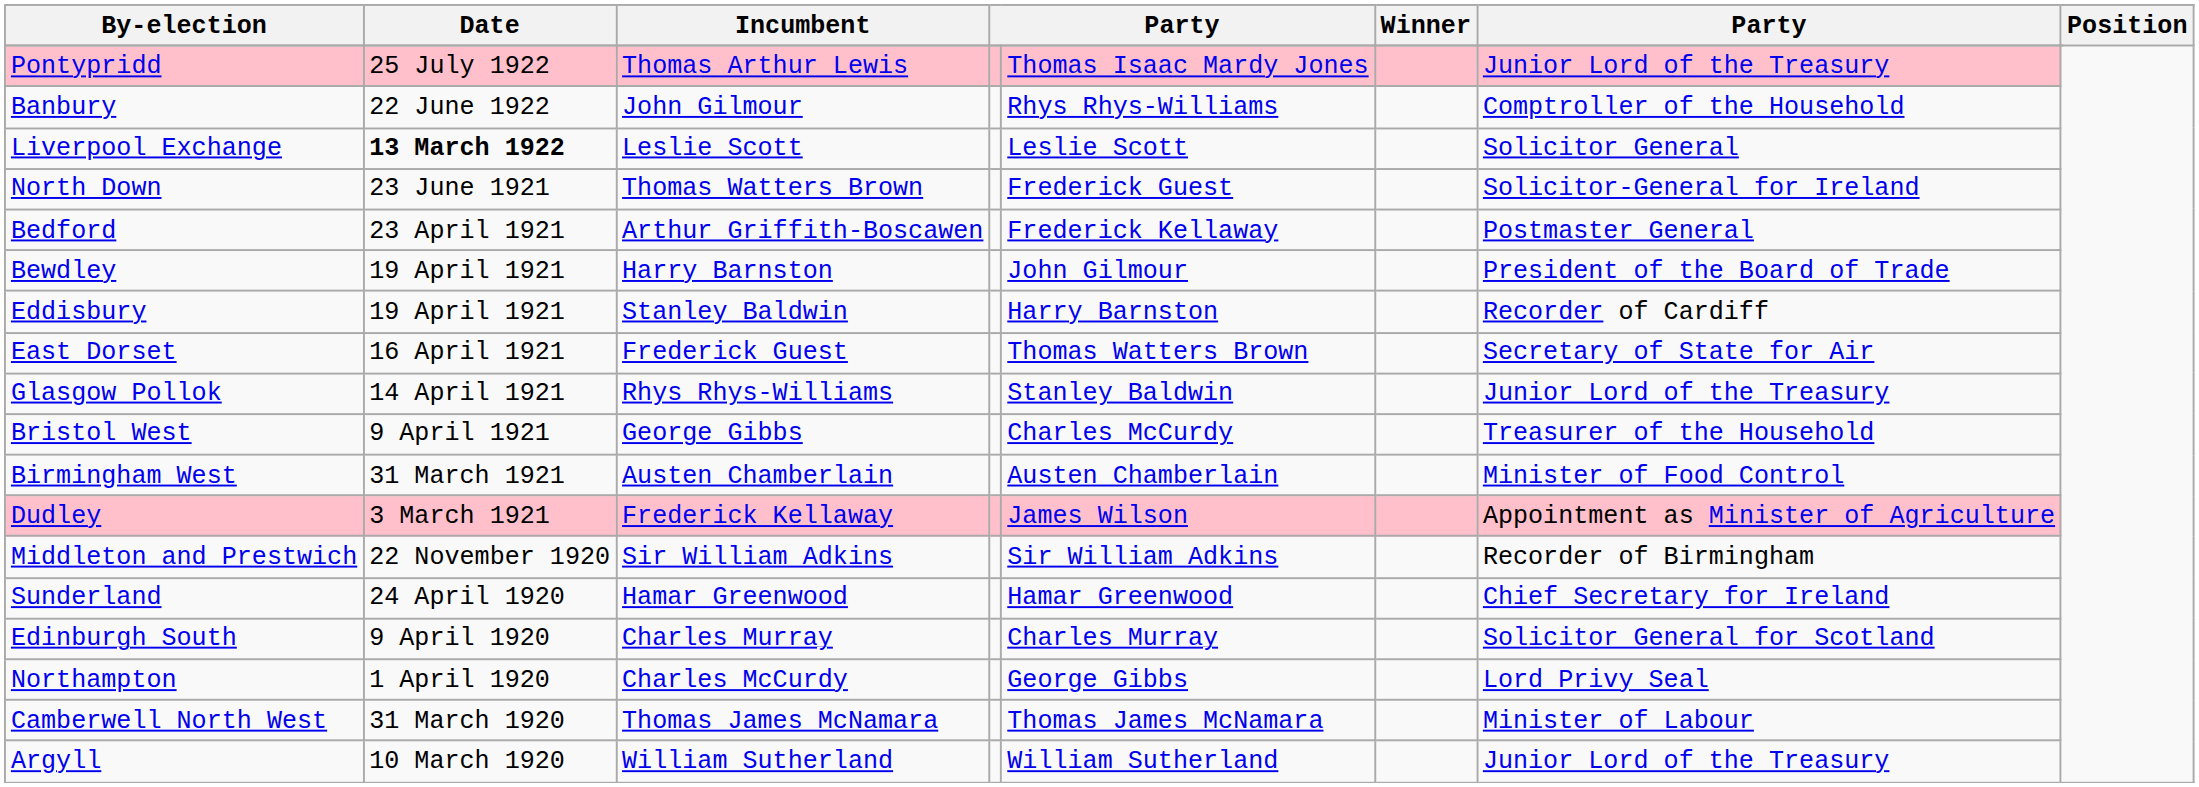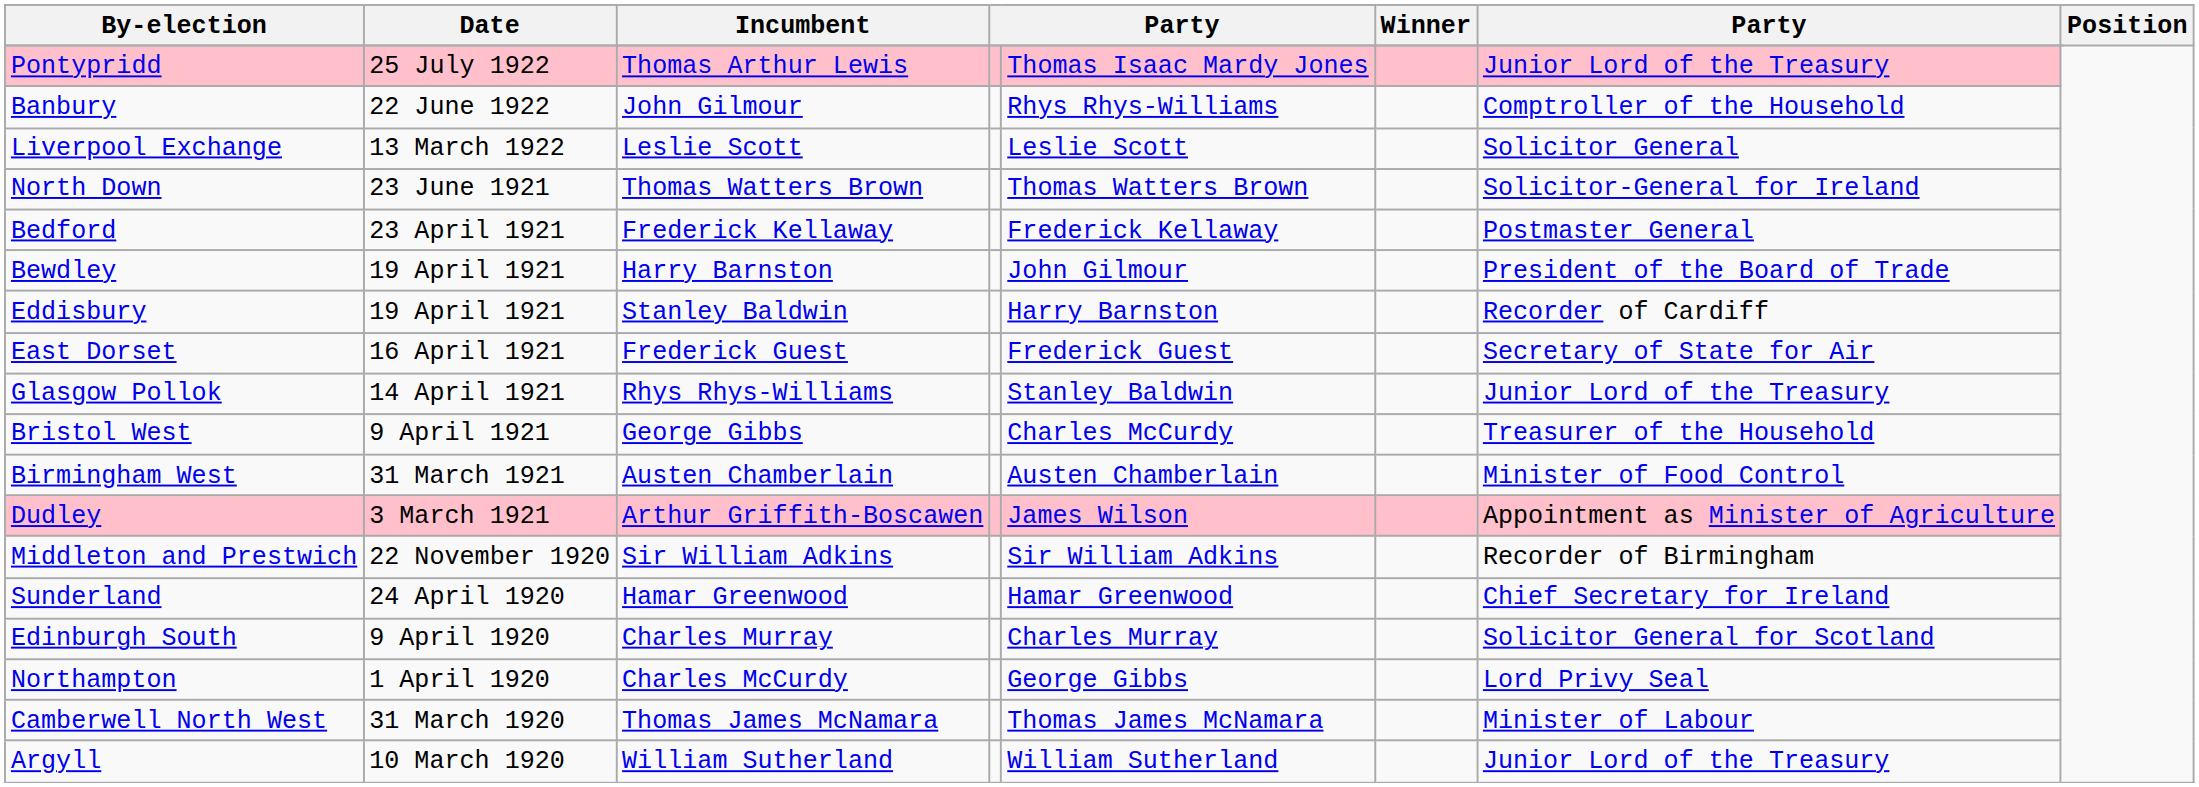(467, 148) bold -> (467, 148) normal
(1120, 189) Frederick Guest -> (1158, 189) Thomas Watters Brown
(803, 230) Arthur Griffith-Boscawen -> (758, 230) Frederick Kellaway
(1158, 353) Thomas Watters Brown -> (1120, 353) Frederick Guest
(758, 516) Frederick Kellaway -> (803, 516) Arthur Griffith-Boscawen
